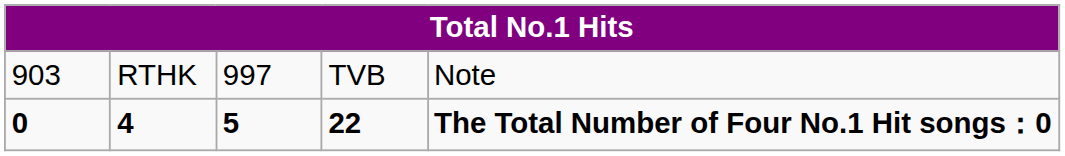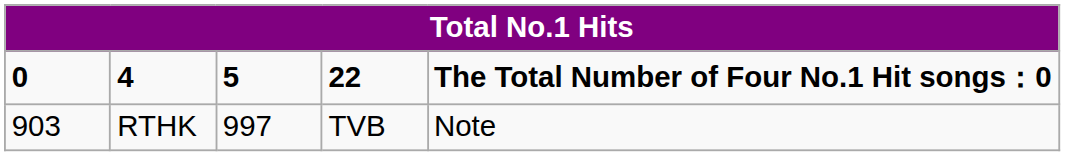rows swapped: (157, 74) <-> (125, 123)
